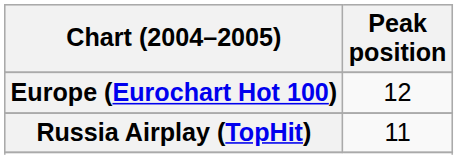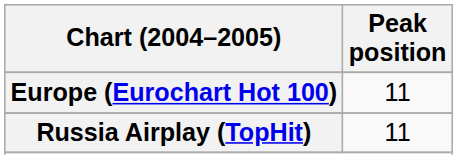(398, 92) 12 -> (398, 92) 11
